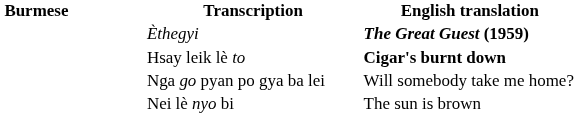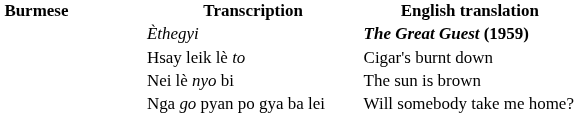(435, 57) bold -> (428, 57) normal
rows swapped: (190, 103) <-> (236, 80)
